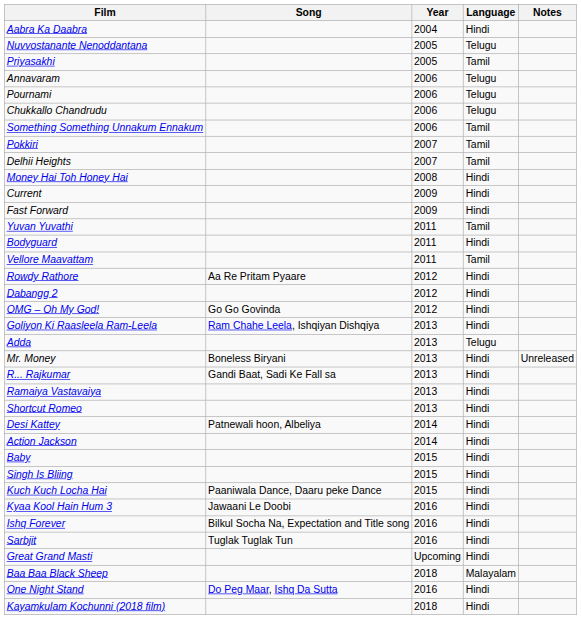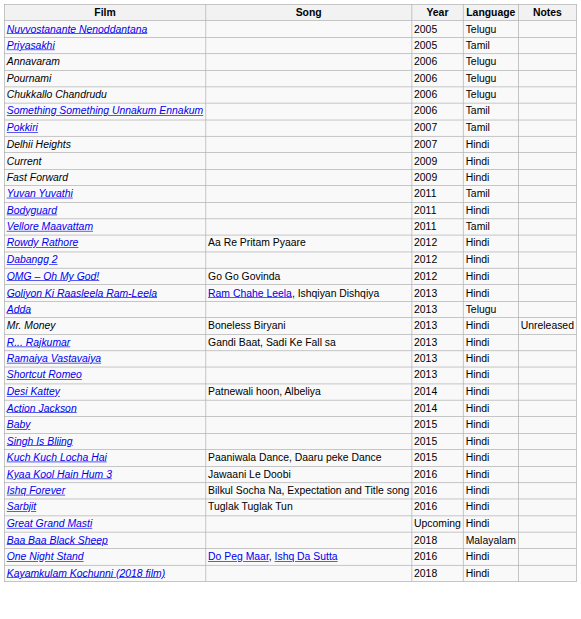- row: (47, 29)
(478, 161) Tamil -> (478, 144) Hindi
- row: (67, 177)
